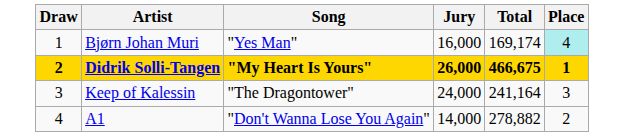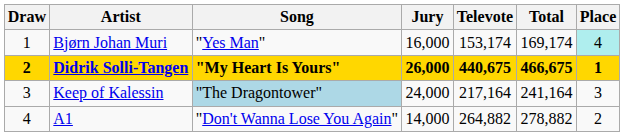+ column: (485, 17)
(291, 93) no background -> (259, 93) lightblue background
